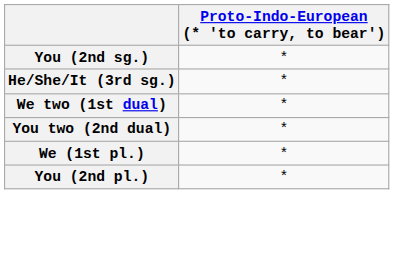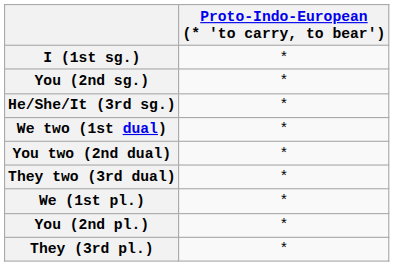+ row: (92, 57)
+ row: (92, 177)
+ row: (92, 249)
